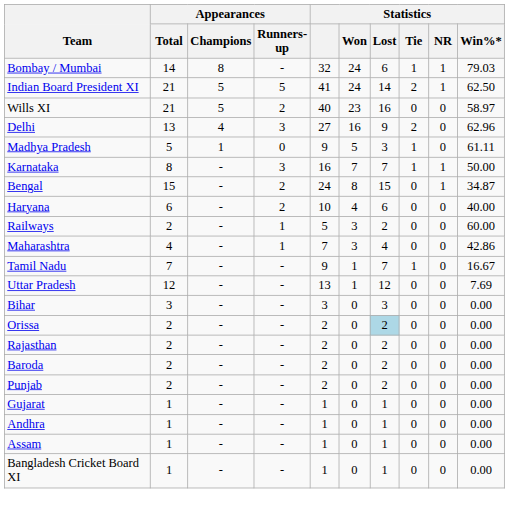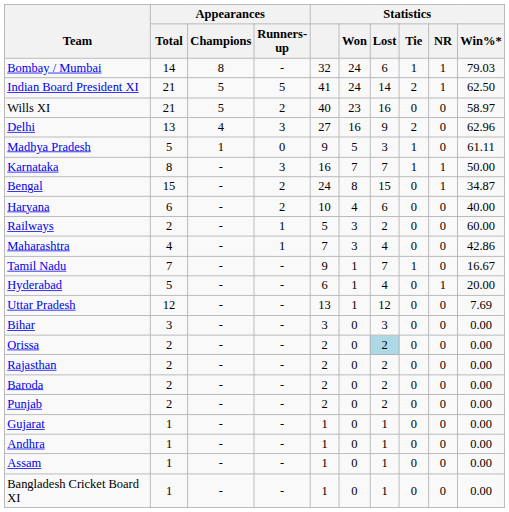+ row: (35, 285)
